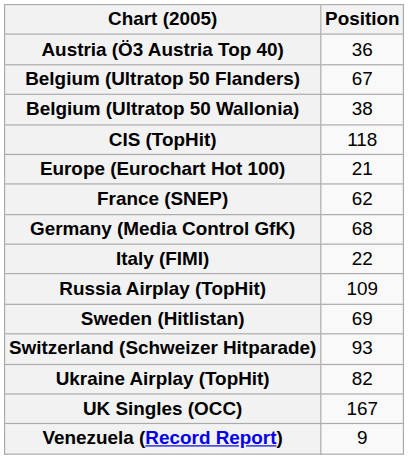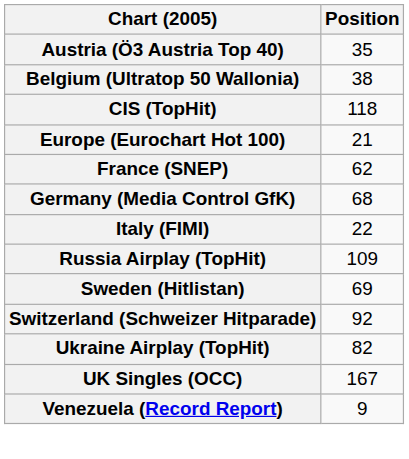(362, 49) 36 -> (362, 49) 35
- row: (163, 79)
(362, 348) 93 -> (362, 318) 92
